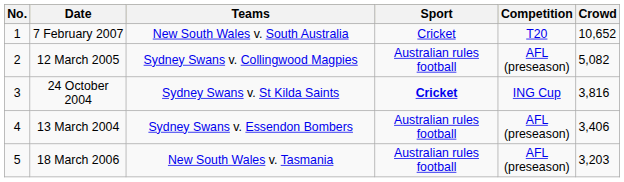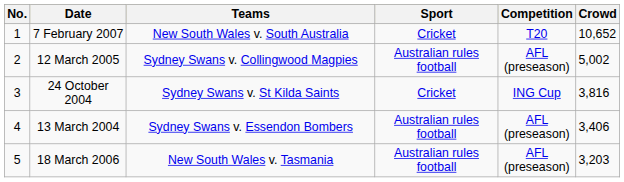(594, 60) 5,082 -> (594, 60) 5,002
(437, 93) bold -> (437, 93) normal
